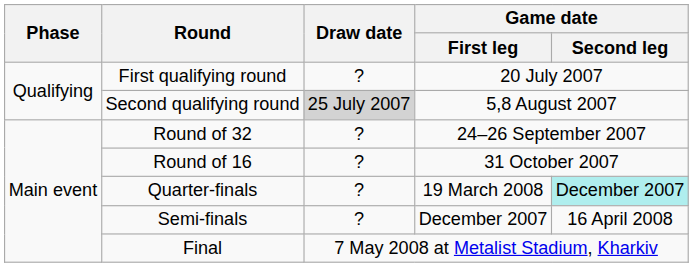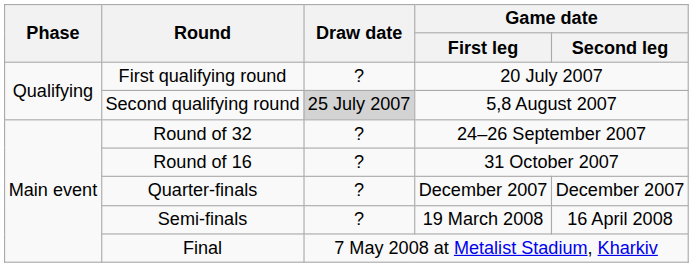(483, 190) 19 March 2008 -> (483, 190) December 2007
(620, 190) paleturquoise background -> (620, 190) no background
(483, 219) December 2007 -> (483, 219) 19 March 2008
